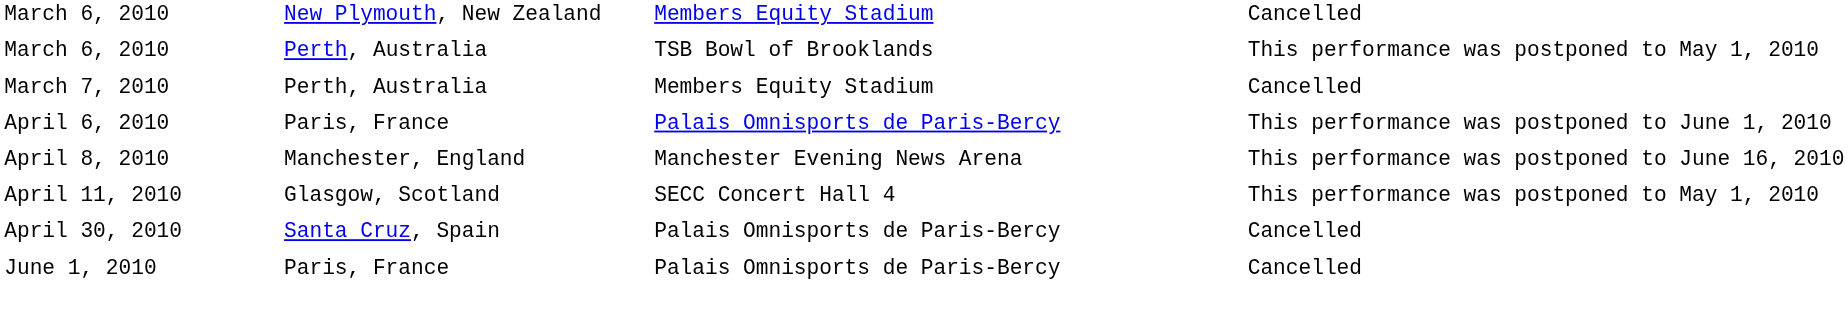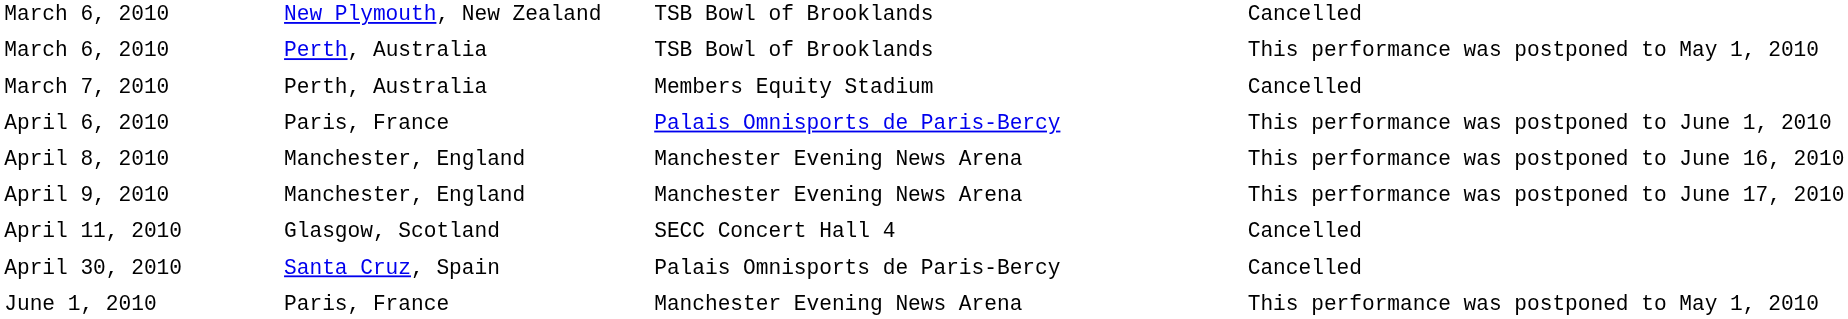(794, 15) Members Equity Stadium -> (794, 15) TSB Bowl of Brooklands
+ row: (87, 196)
(1533, 196) This performance was postponed to May 1, 2010 -> (1305, 232) Cancelled
(857, 268) Palais Omnisports de Paris-Bercy -> (838, 304) Manchester Evening News Arena
(1305, 268) Cancelled -> (1533, 304) This performance was postponed to May 1, 2010
